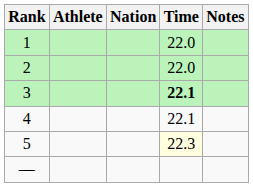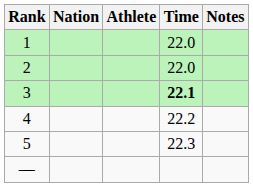columns swapped: (78, 17) <-> (133, 17)
(181, 118) 22.1 -> (181, 118) 22.2
(181, 144) lightyellow background -> (181, 144) no background
